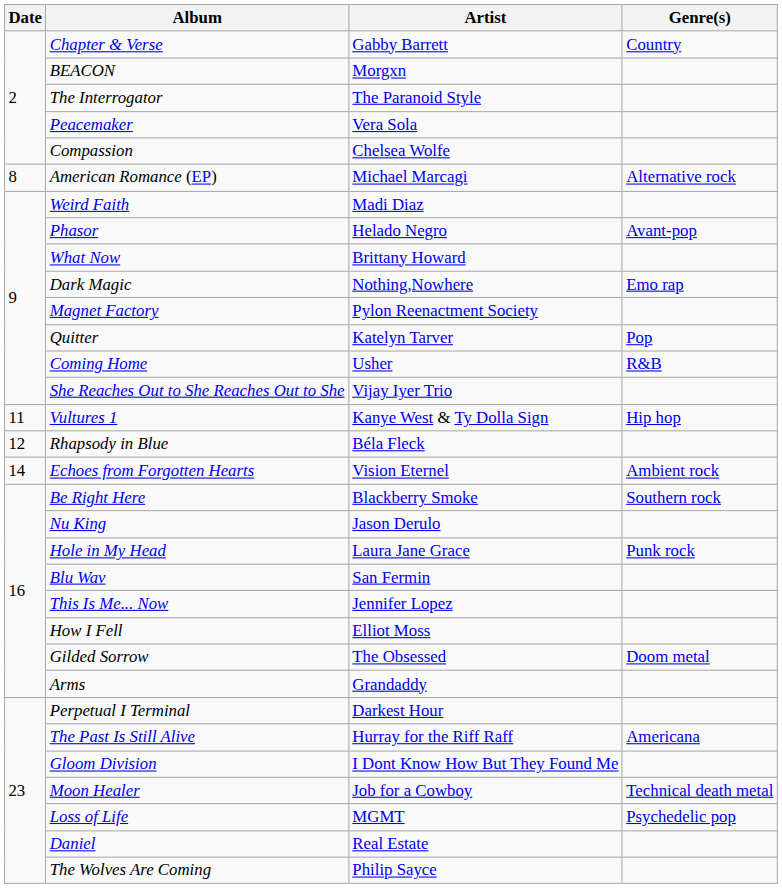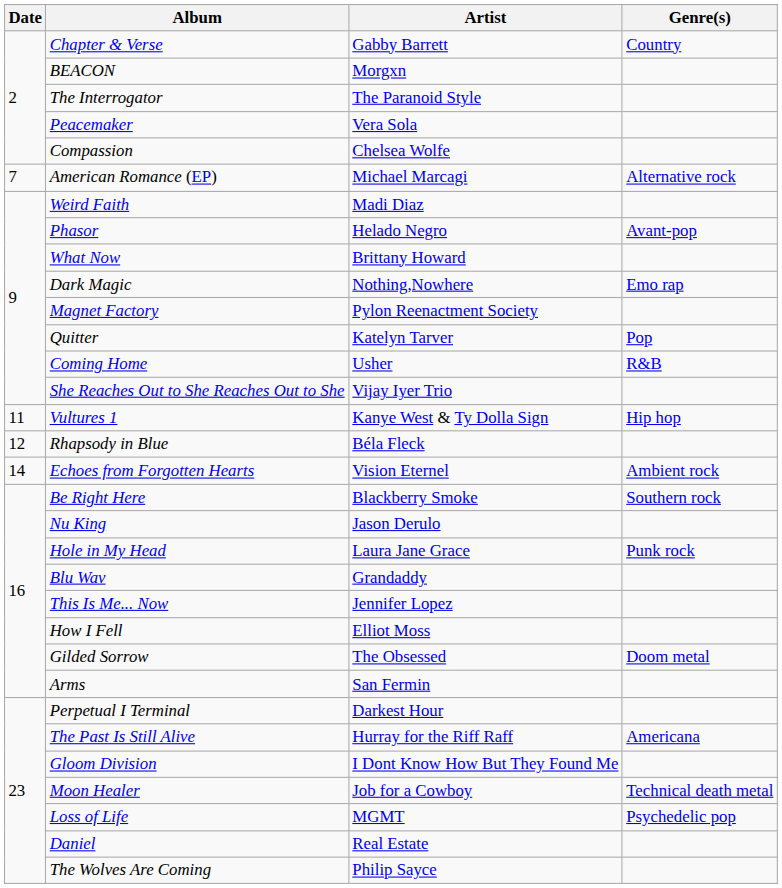(13, 177) 8 -> (13, 177) 7
(391, 577) San Fermin -> (390, 577) Grandaddy
(390, 683) Grandaddy -> (391, 683) San Fermin
